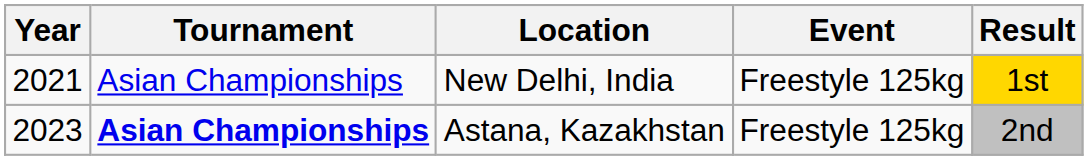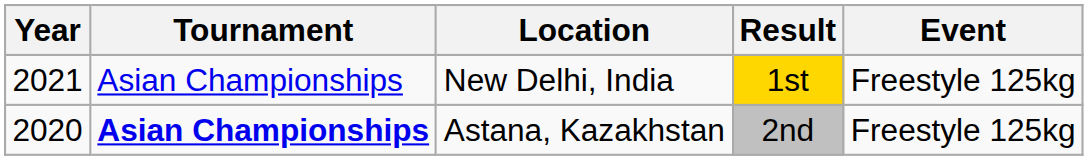columns swapped: (1027, 30) <-> (852, 30)
(48, 130) 2023 -> (48, 130) 2020
